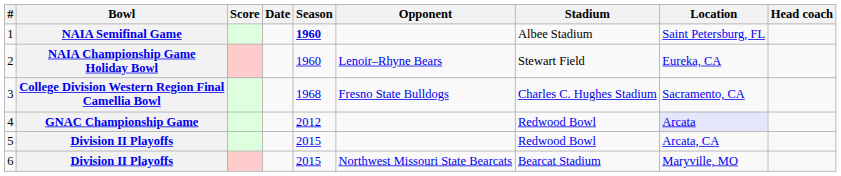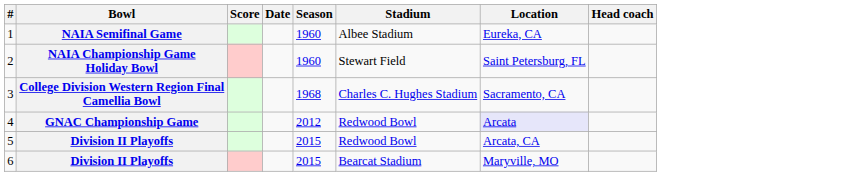- column: (425, 14)
(309, 34) bold -> (309, 34) normal
(714, 34) Saint Petersburg, FL -> (512, 34) Eureka, CA
(692, 61) Eureka, CA -> (534, 61) Saint Petersburg, FL
